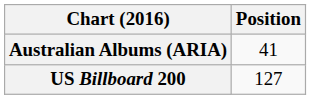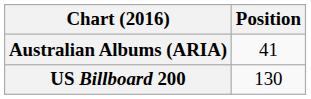(268, 79) 127 -> (268, 79) 130
